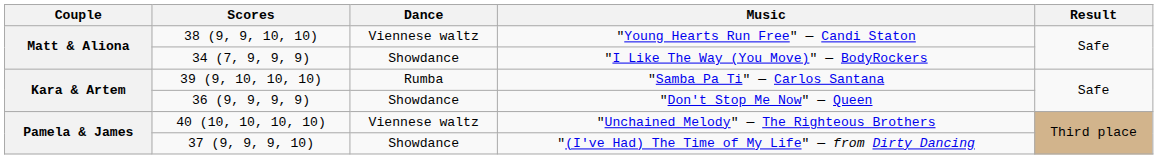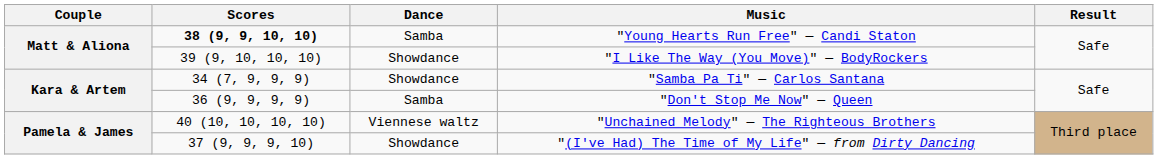(251, 37) normal -> (251, 37) bold
(424, 37) Viennese waltz -> (424, 37) Samba
(251, 58) 34 (7, 9, 9, 9) -> (251, 58) 39 (9, 10, 10, 10)
(251, 79) 39 (9, 10, 10, 10) -> (251, 79) 34 (7, 9, 9, 9)
(424, 79) Rumba -> (424, 79) Showdance
(424, 101) Showdance -> (424, 101) Samba
